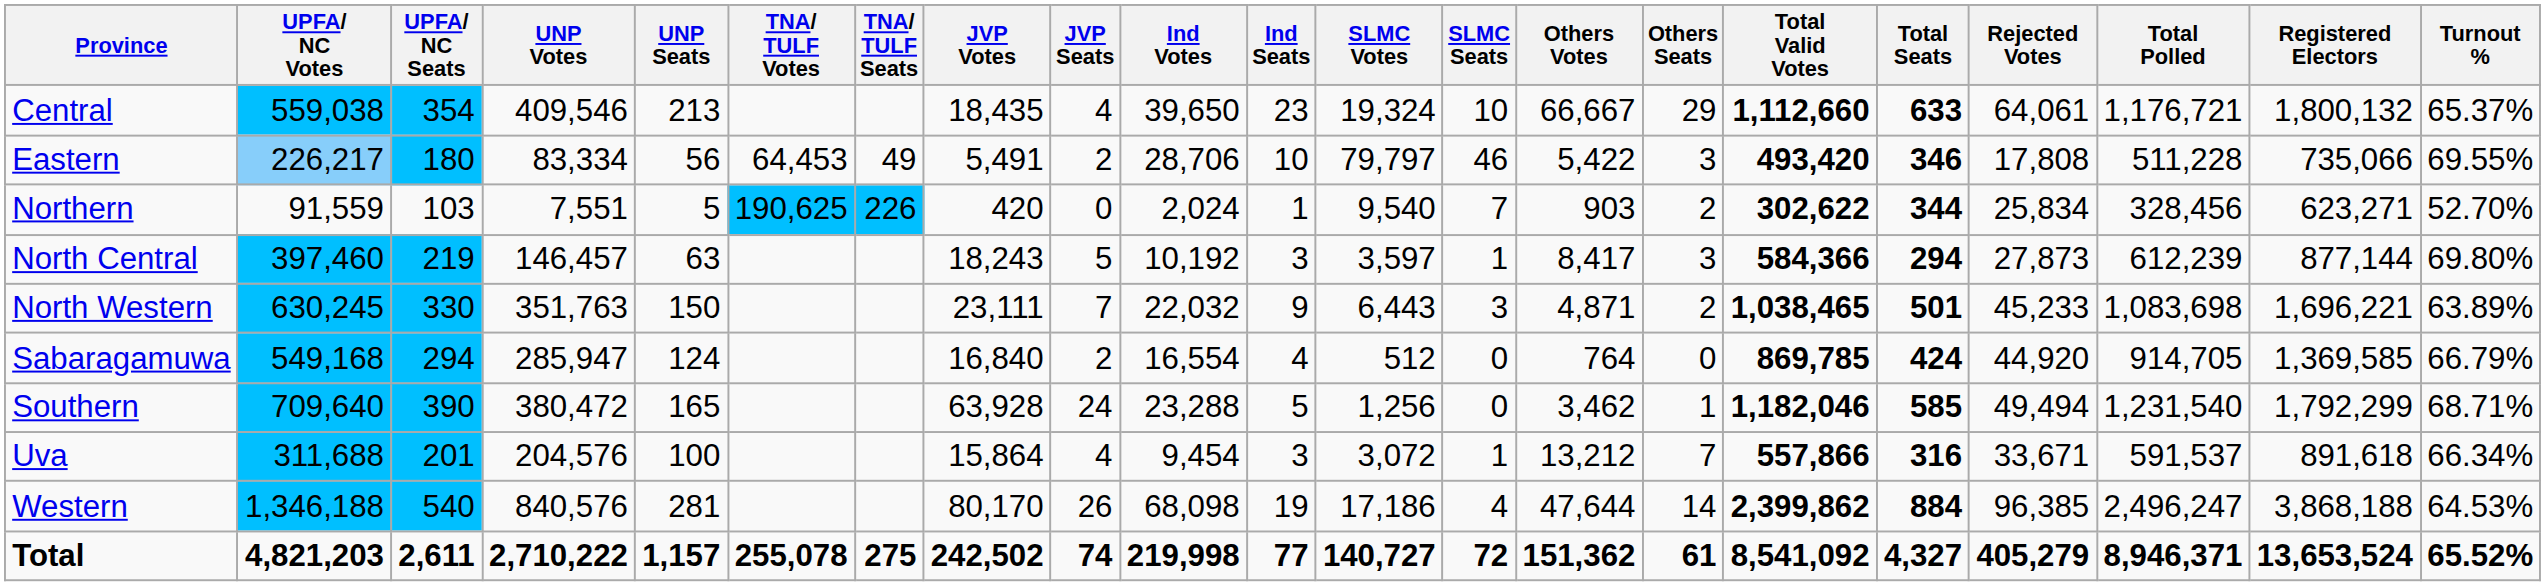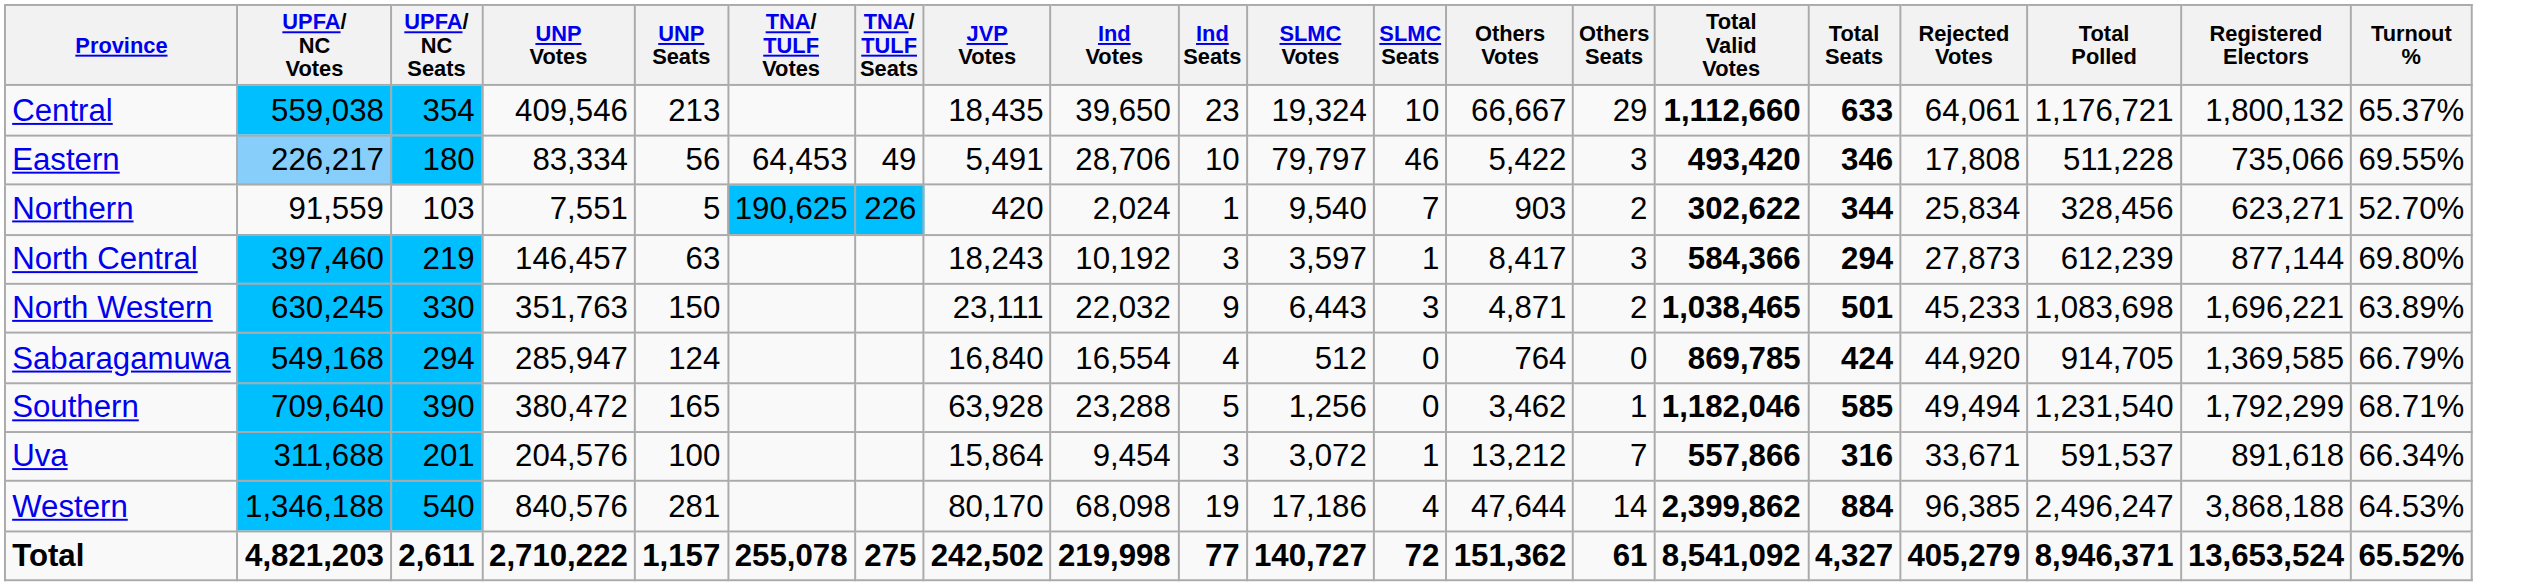- column: (1085, 45)
